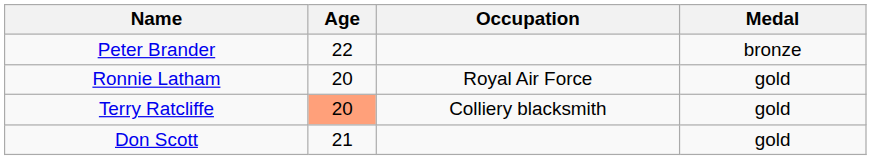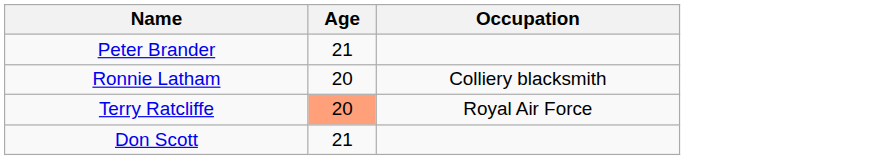- column: (773, 19)
(342, 49) 22 -> (342, 49) 21
(528, 79) Royal Air Force -> (528, 79) Colliery blacksmith
(528, 109) Colliery blacksmith -> (528, 109) Royal Air Force
